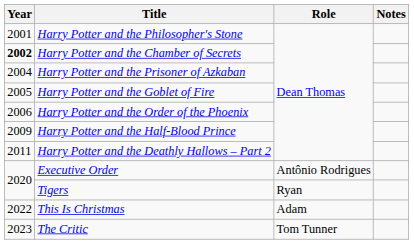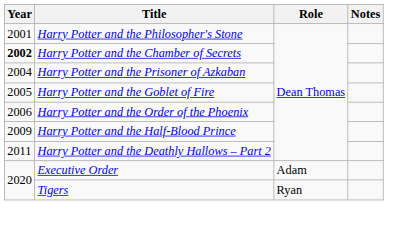(324, 170) Antônio Rodrigues -> (292, 170) Adam
- row: (81, 209)
- row: (63, 229)
